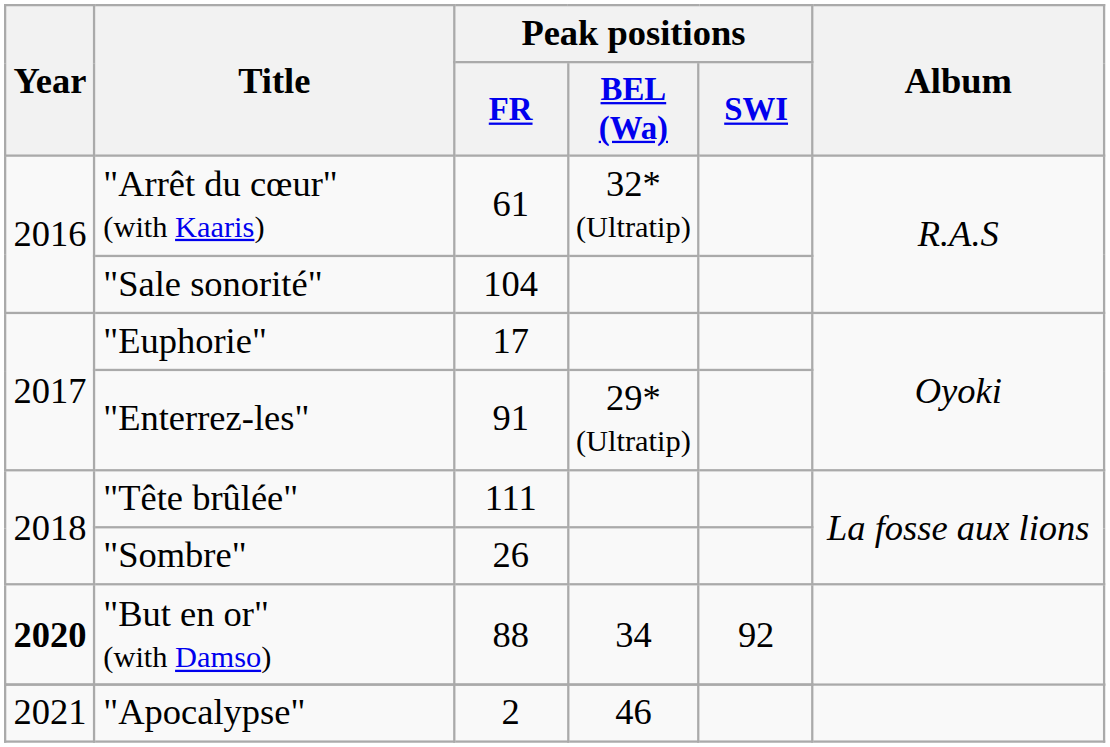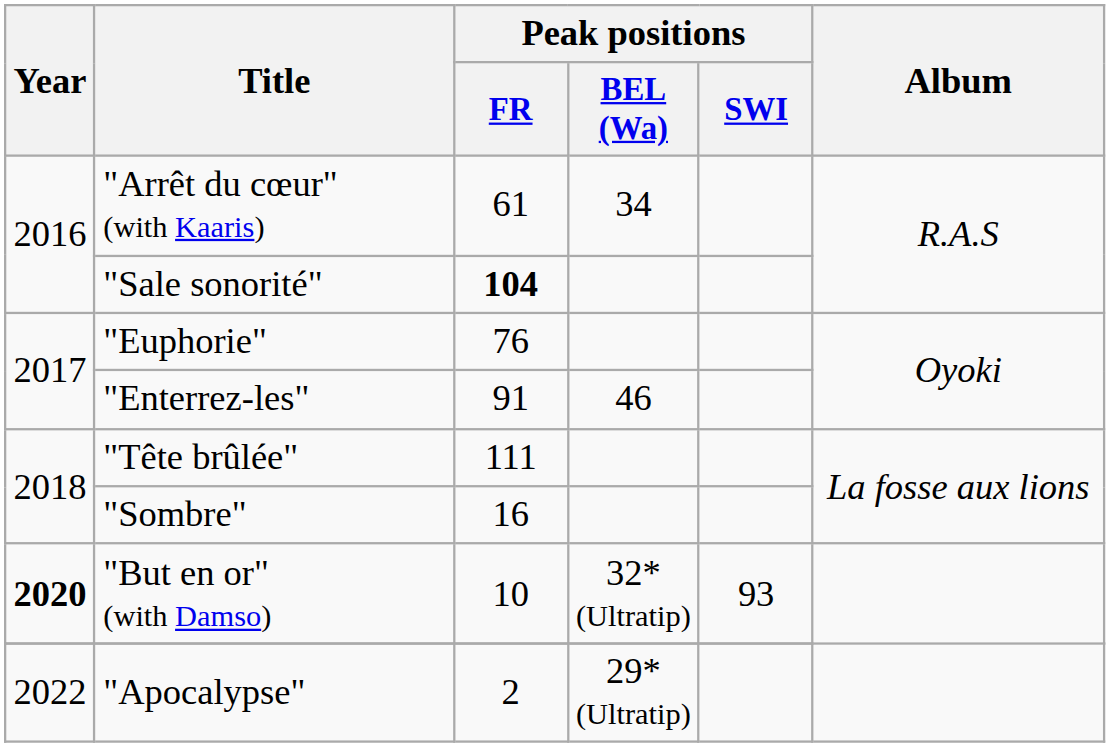(633, 204) 32* (Ultratip) -> (633, 204) 34
(511, 283) normal -> (511, 283) bold
(511, 340) 17 -> (511, 340) 76
(633, 419) 29* (Ultratip) -> (633, 398) 46
(511, 555) 26 -> (511, 514) 16
(511, 633) 88 -> (511, 592) 10
(633, 633) 34 -> (633, 592) 32* (Ultratip)
(756, 633) 92 -> (756, 592) 93
(50, 712) 2021 -> (50, 691) 2022
(633, 712) 46 -> (633, 691) 29* (Ultratip)
